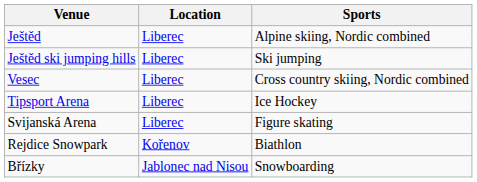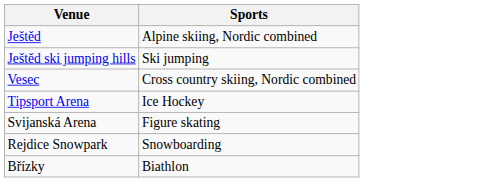- column: (195, 15)
(278, 144) Biathlon -> (182, 144) Snowboarding
(294, 166) Snowboarding -> (165, 166) Biathlon
